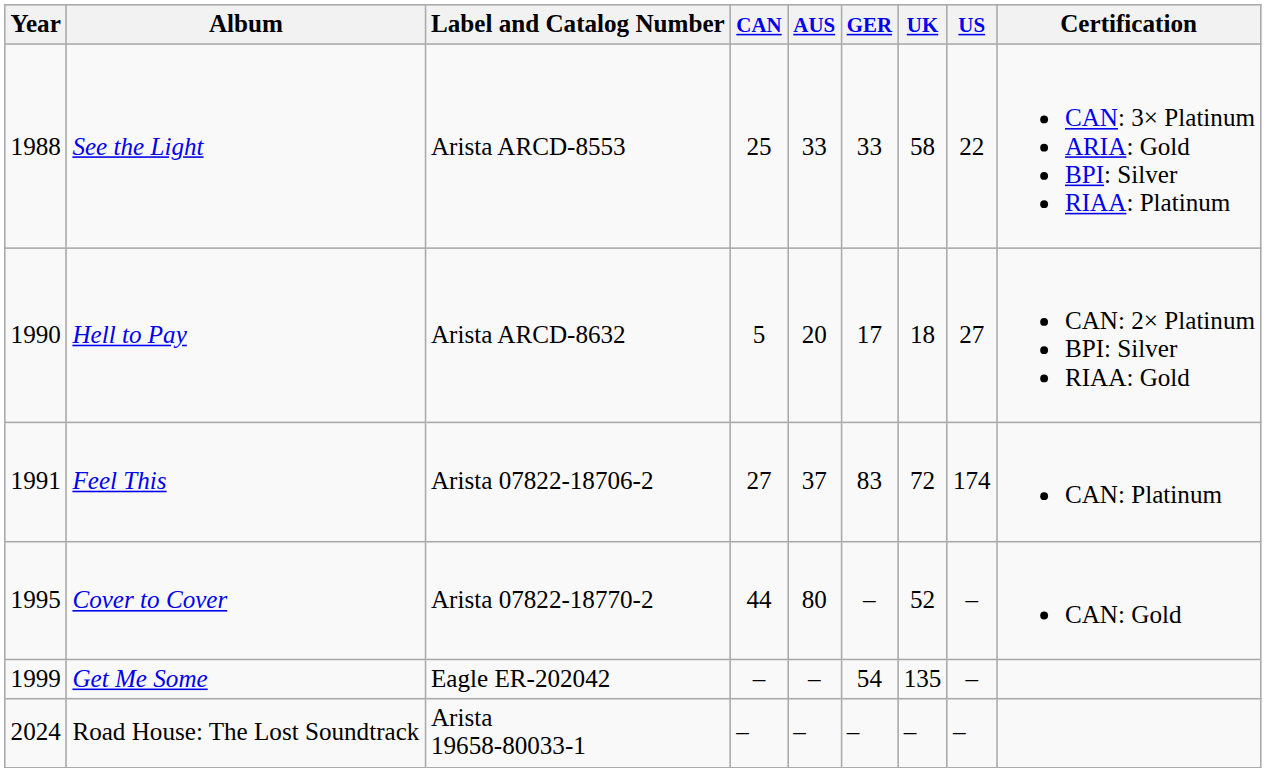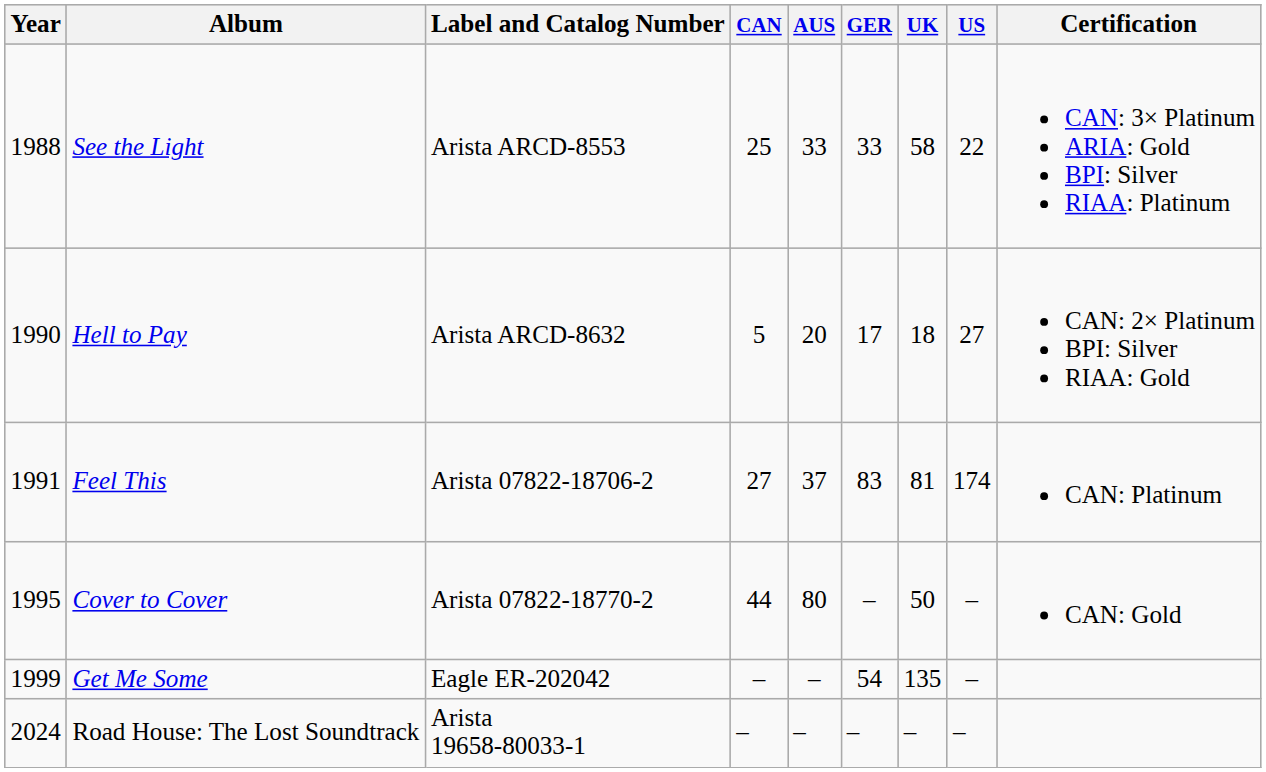(922, 481) 72 -> (922, 481) 81
(922, 599) 52 -> (922, 599) 50
